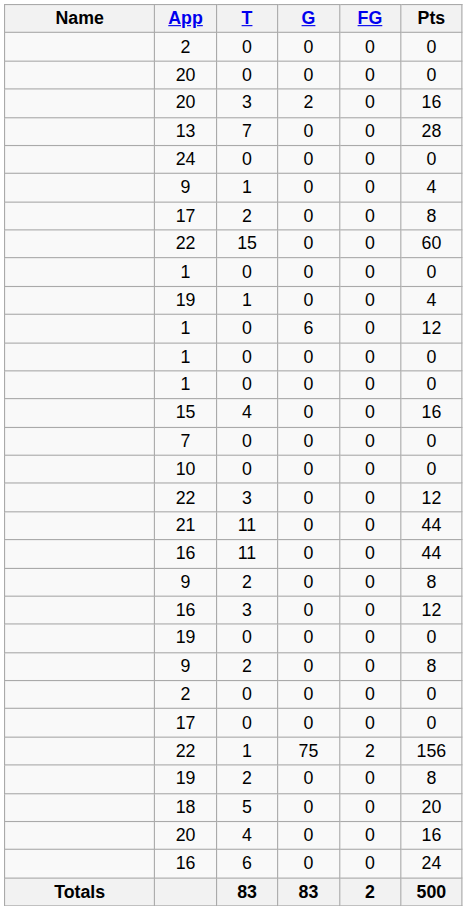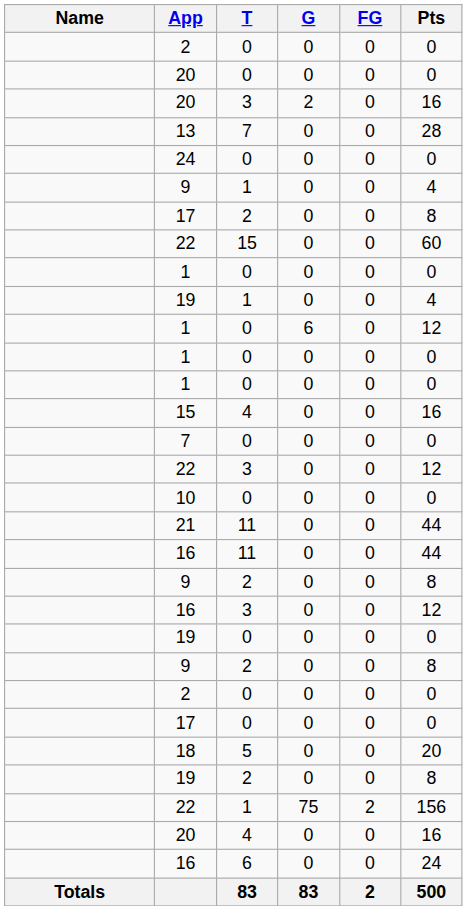rows swapped: (186, 469) <-> (186, 497)
rows swapped: (186, 750) <-> (186, 807)
